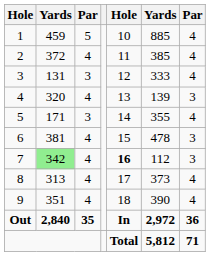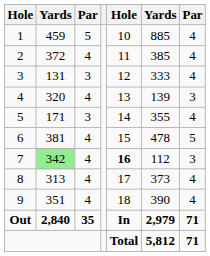(193, 138) 3 -> (193, 138) 5
(160, 220) 2,972 -> (160, 220) 2,979
(193, 220) 36 -> (193, 220) 71
